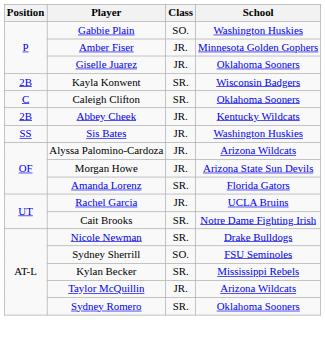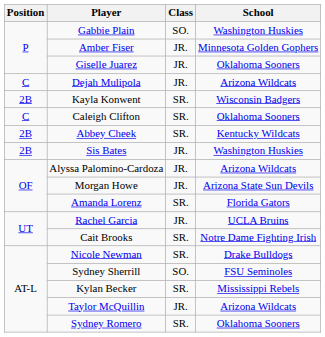+ row: (106, 82)
(181, 116) JR. -> (181, 133) SR.
(26, 133) SS -> (26, 151) 2B
